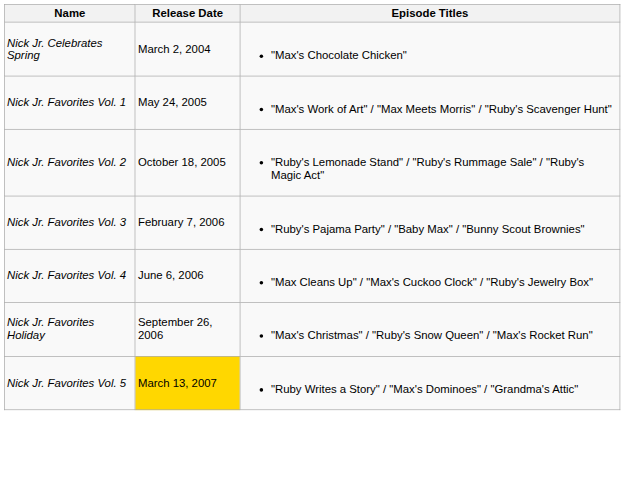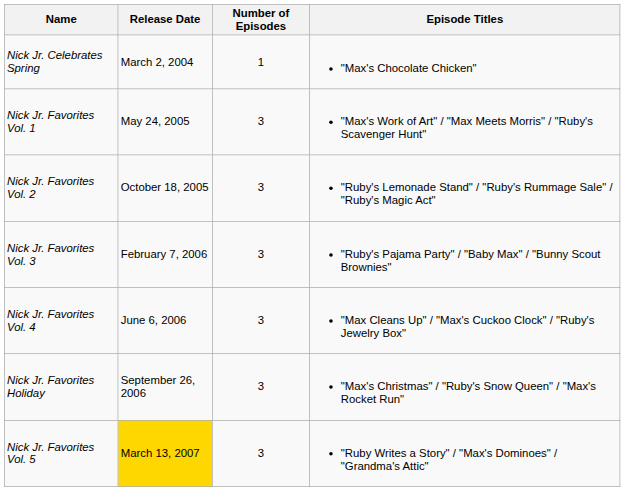+ column: (261, 19)
